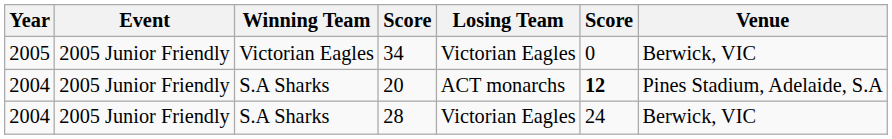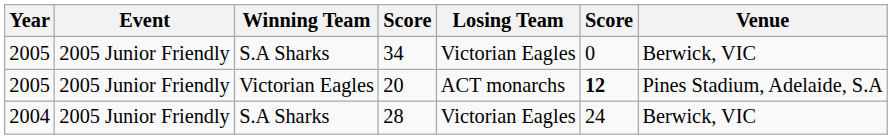(307, 52) Victorian Eagles -> (284, 52) S.A Sharks
(30, 85) 2004 -> (30, 85) 2005
(284, 85) S.A Sharks -> (307, 85) Victorian Eagles
